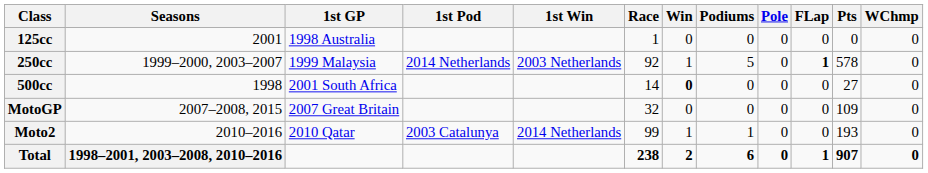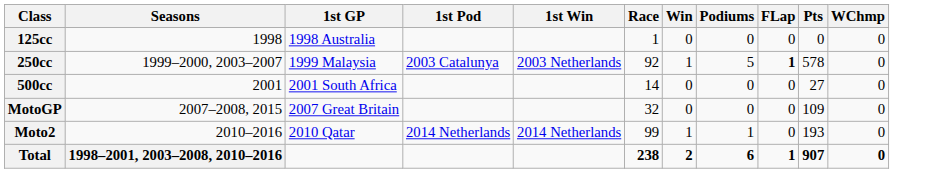- column: (775, 16)
(267, 39) 2001 -> (267, 39) 1998
(458, 62) 2014 Netherlands -> (452, 62) 2003 Catalunya
(267, 86) 1998 -> (267, 86) 2001
(689, 86) bold -> (689, 86) normal
(452, 132) 2003 Catalunya -> (458, 132) 2014 Netherlands
